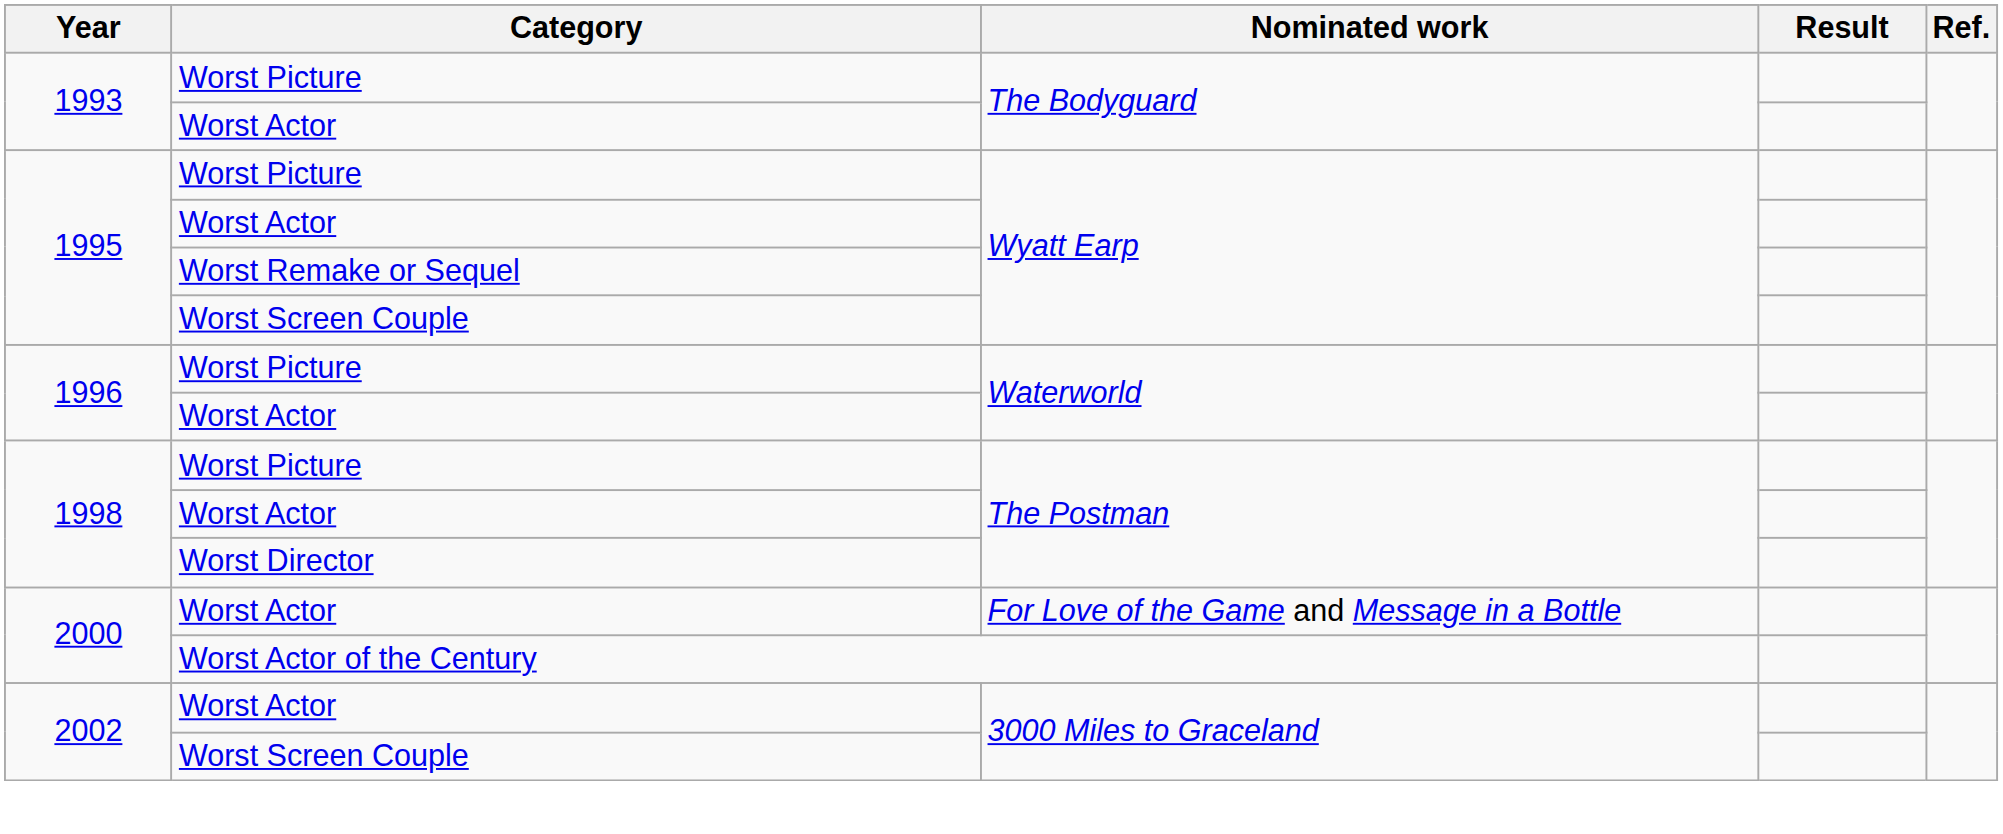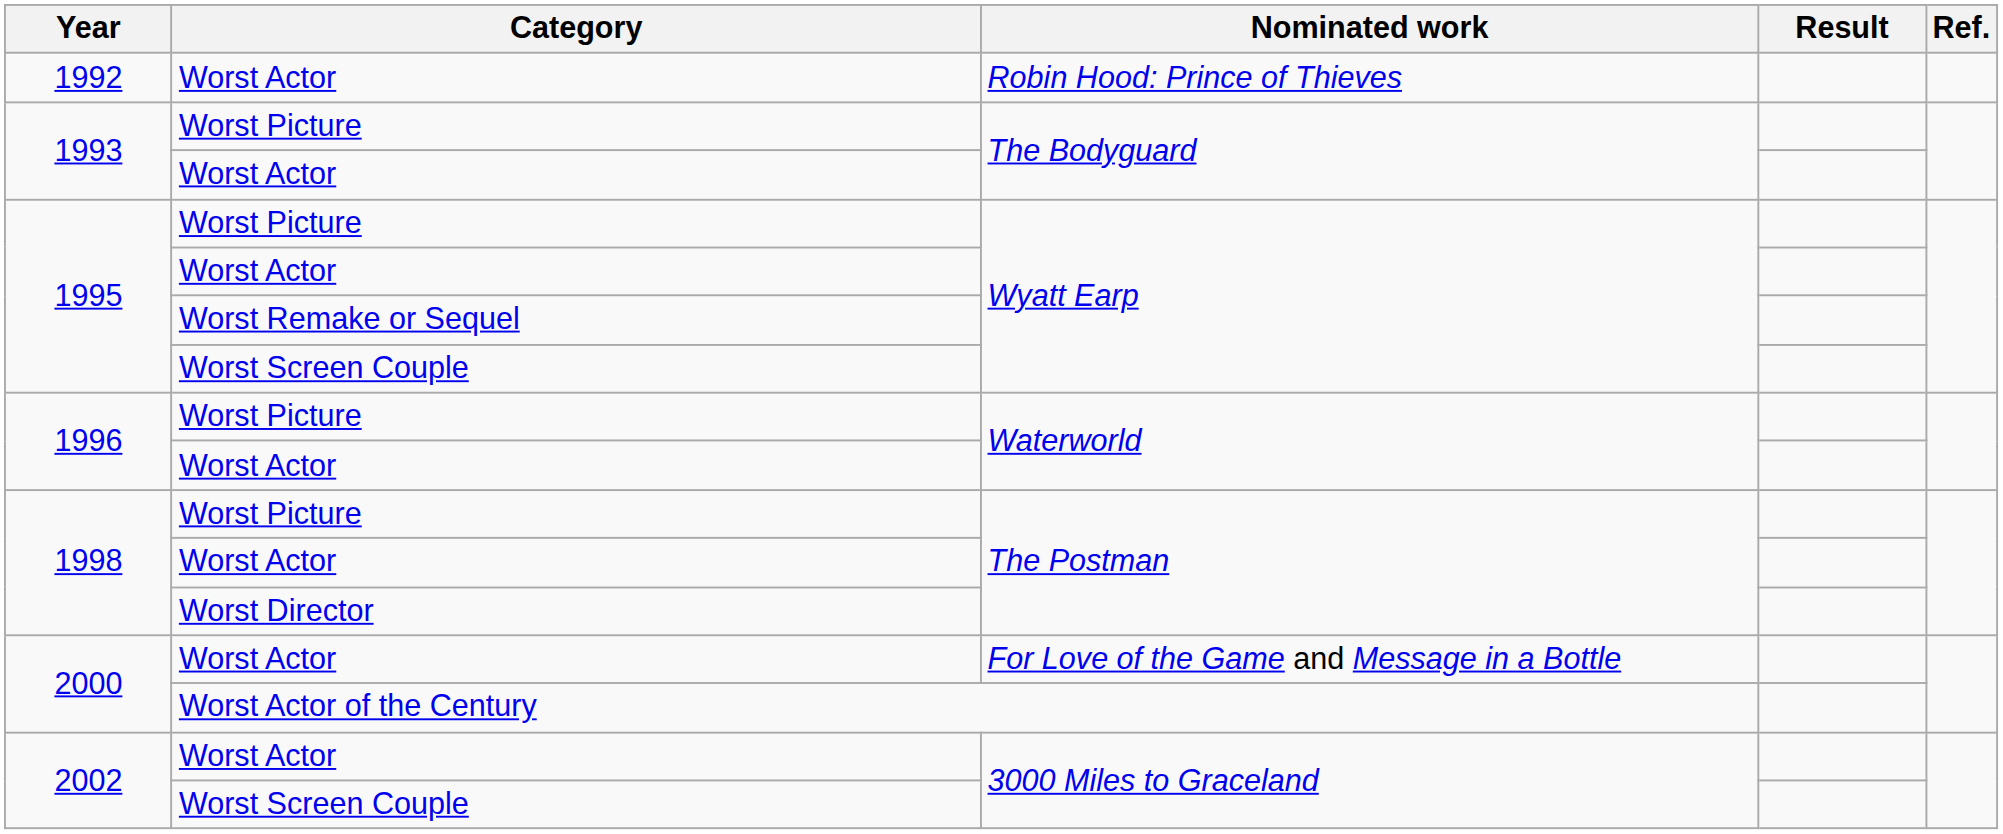+ row: (258, 77)
